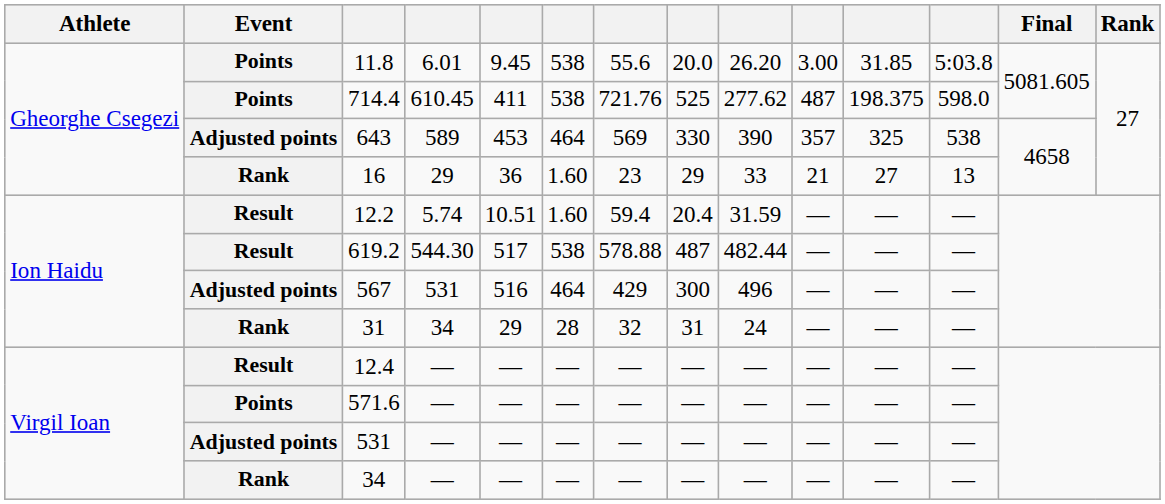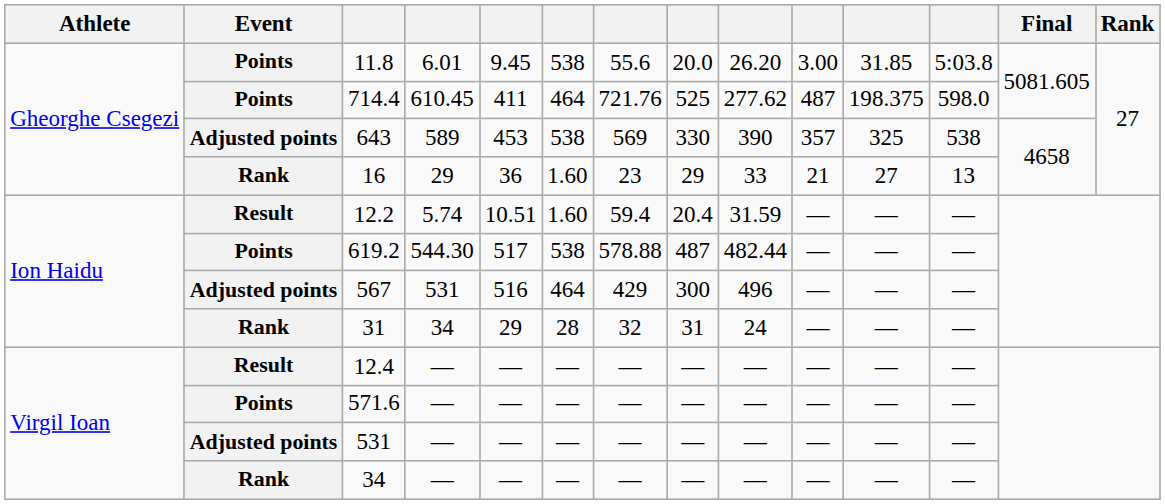(567, 99) 538 -> (567, 99) 464
(567, 137) 464 -> (567, 137) 538
(264, 251) Result -> (264, 251) Points
